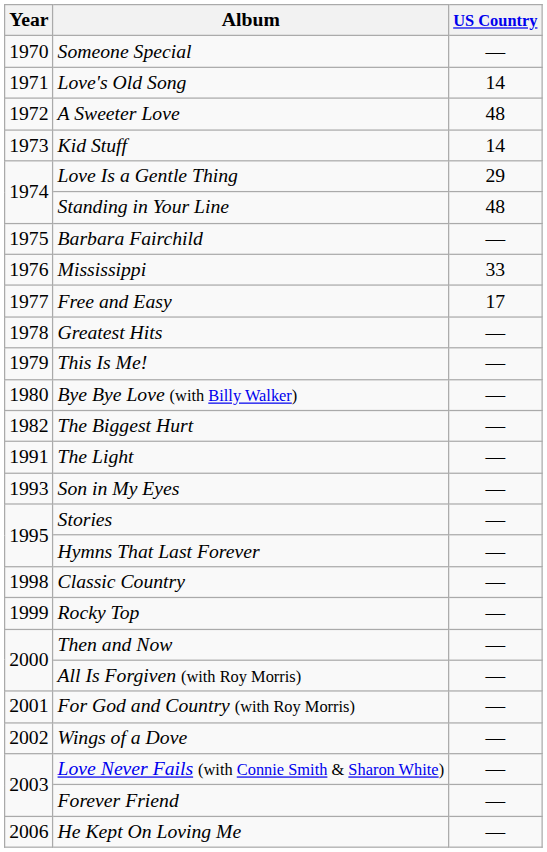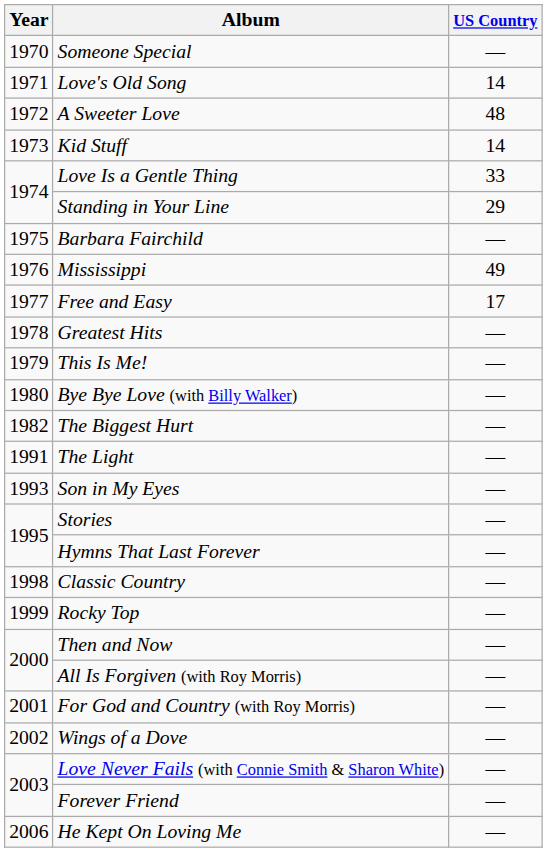(495, 176) 29 -> (495, 176) 33
(495, 207) 48 -> (495, 207) 29
(495, 269) 33 -> (495, 269) 49
